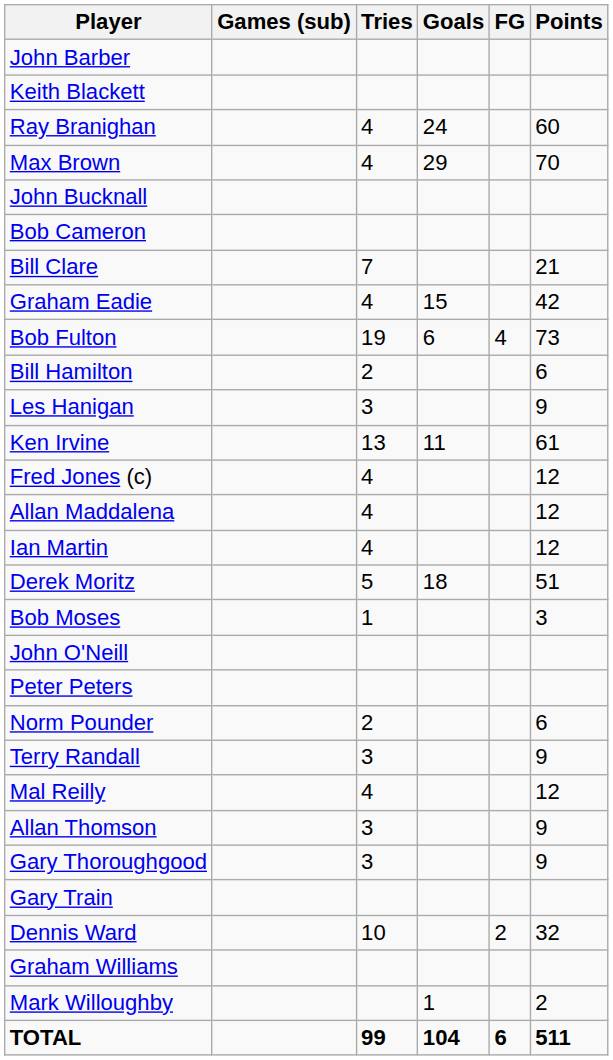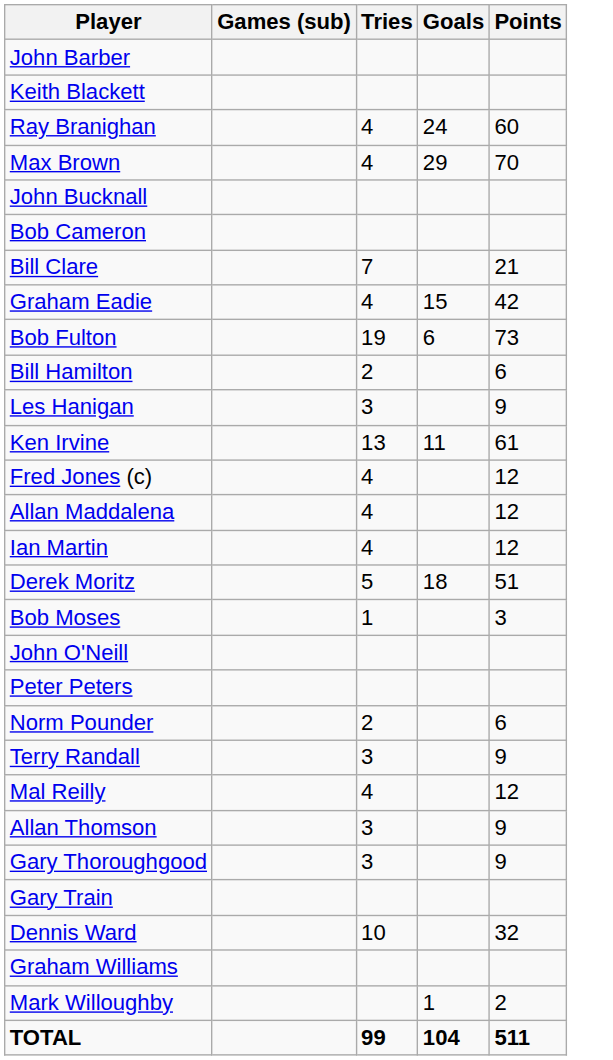- column: (510, 22)
